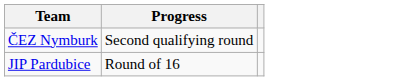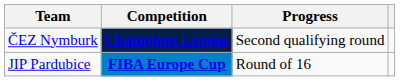+ column: (167, 16)
